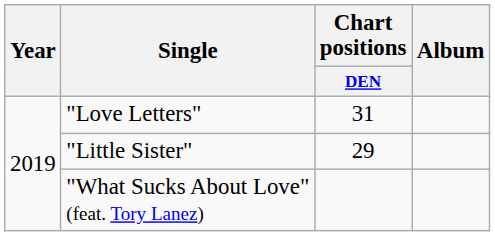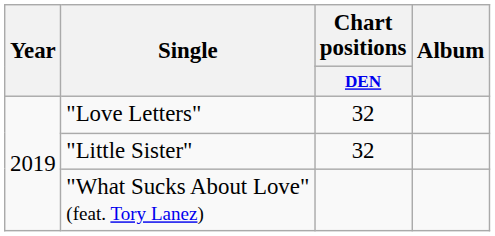(363, 114) 31 -> (363, 114) 32
(363, 150) 29 -> (363, 150) 32
